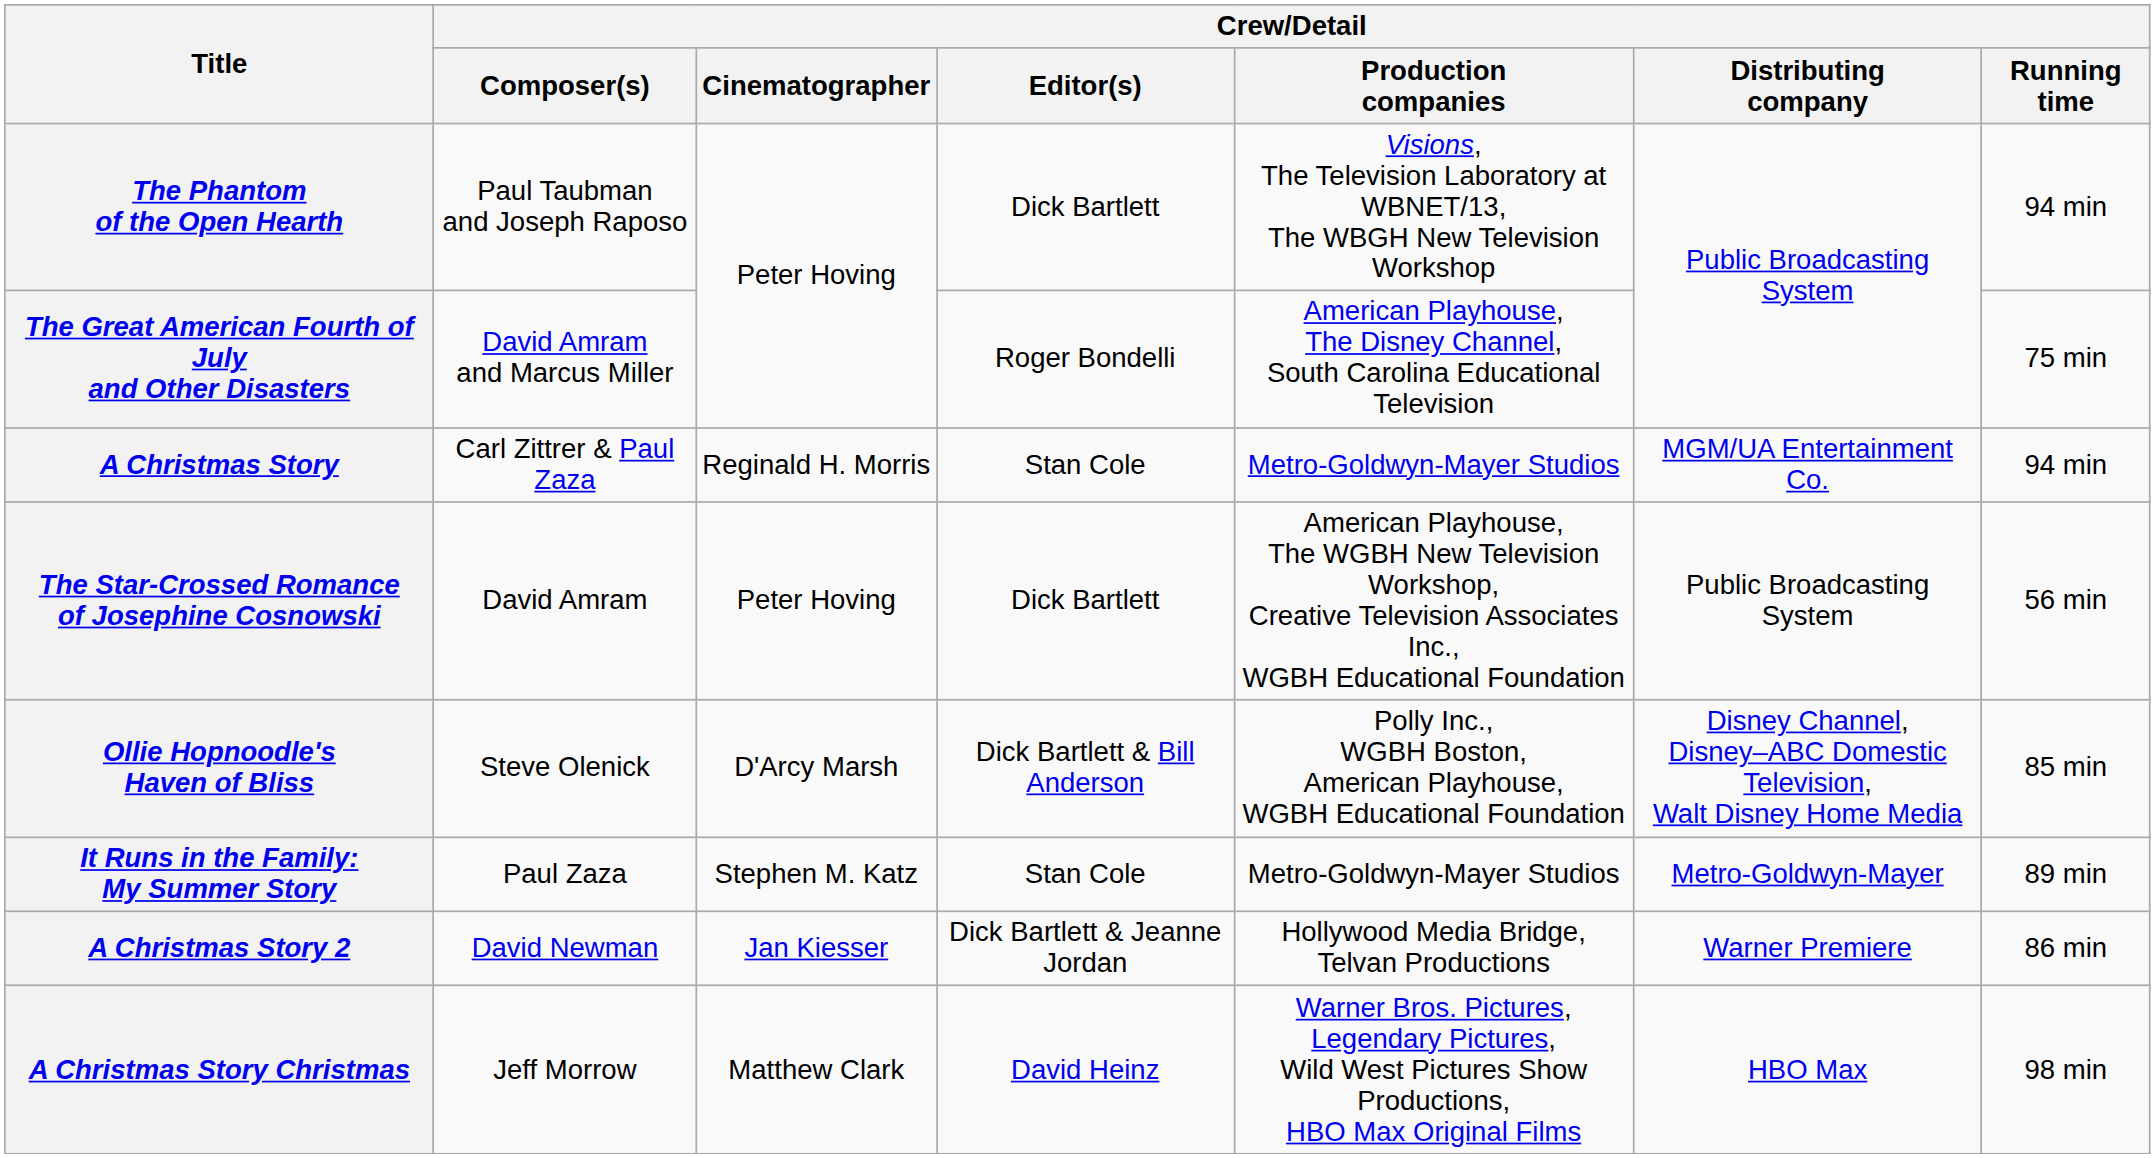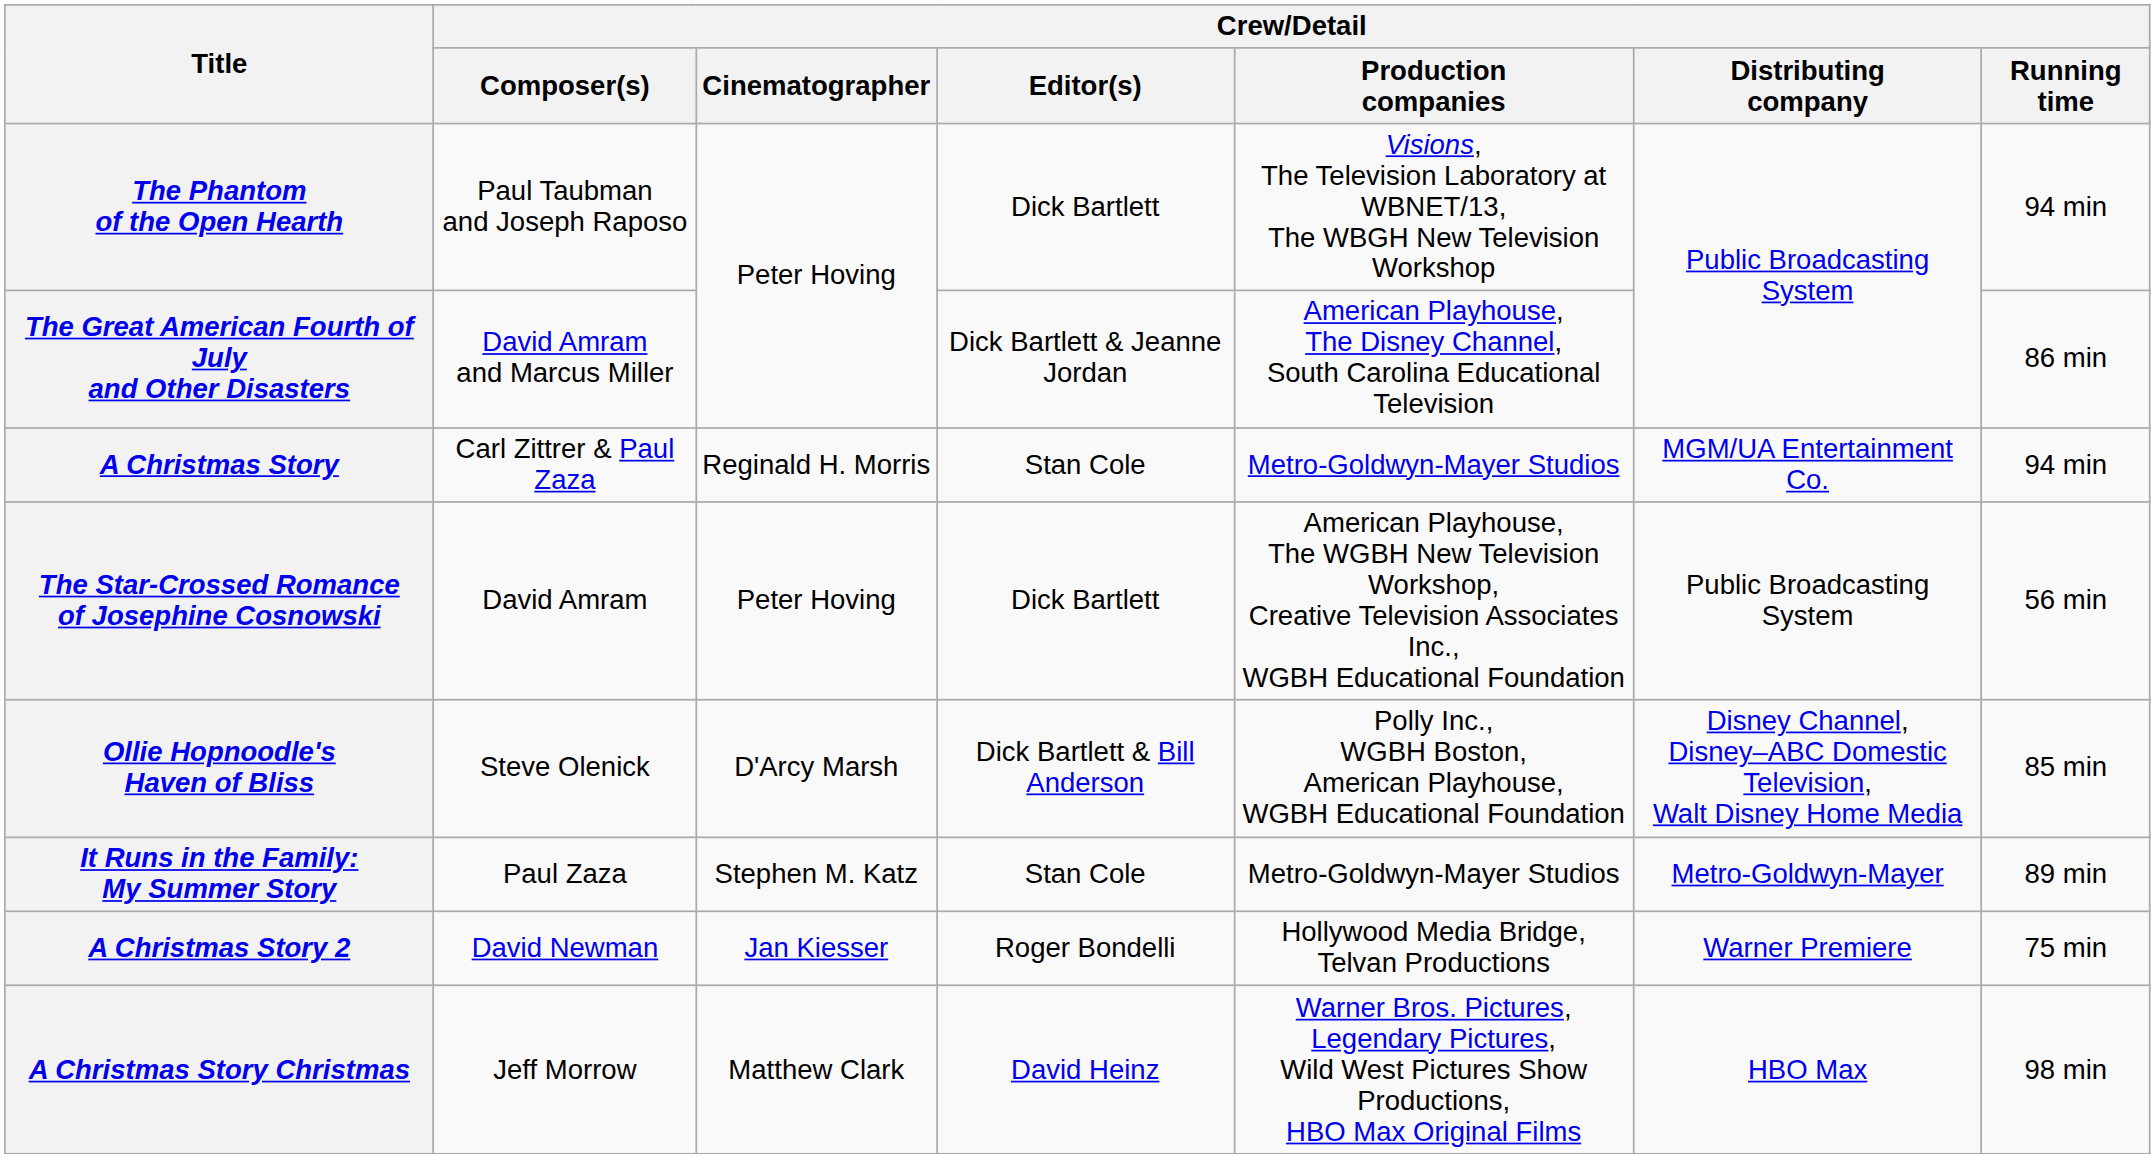(1085, 358) Roger Bondelli -> (1085, 358) Dick Bartlett & Jeanne Jordan
(2066, 358) 75 min -> (2066, 358) 86 min
(1085, 948) Dick Bartlett & Jeanne Jordan -> (1085, 948) Roger Bondelli
(2066, 948) 86 min -> (2066, 948) 75 min
